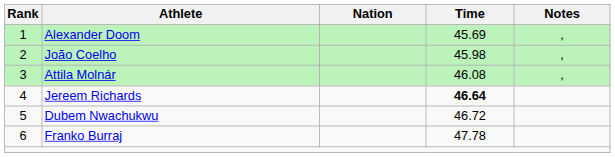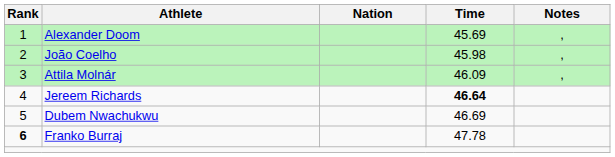(470, 75) 46.08 -> (470, 75) 46.09
(470, 116) 46.72 -> (470, 116) 46.69
(23, 136) normal -> (23, 136) bold
